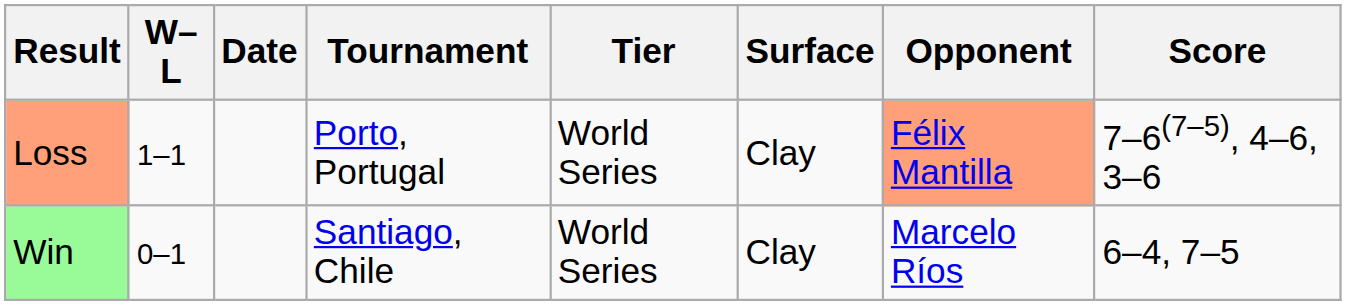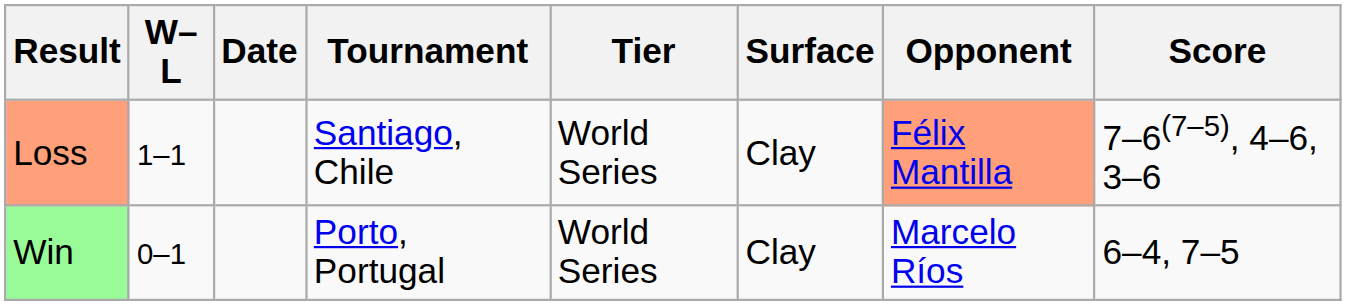(379, 152) Porto, Portugal -> (388, 152) Santiago, Chile
(388, 252) Santiago, Chile -> (379, 252) Porto, Portugal
